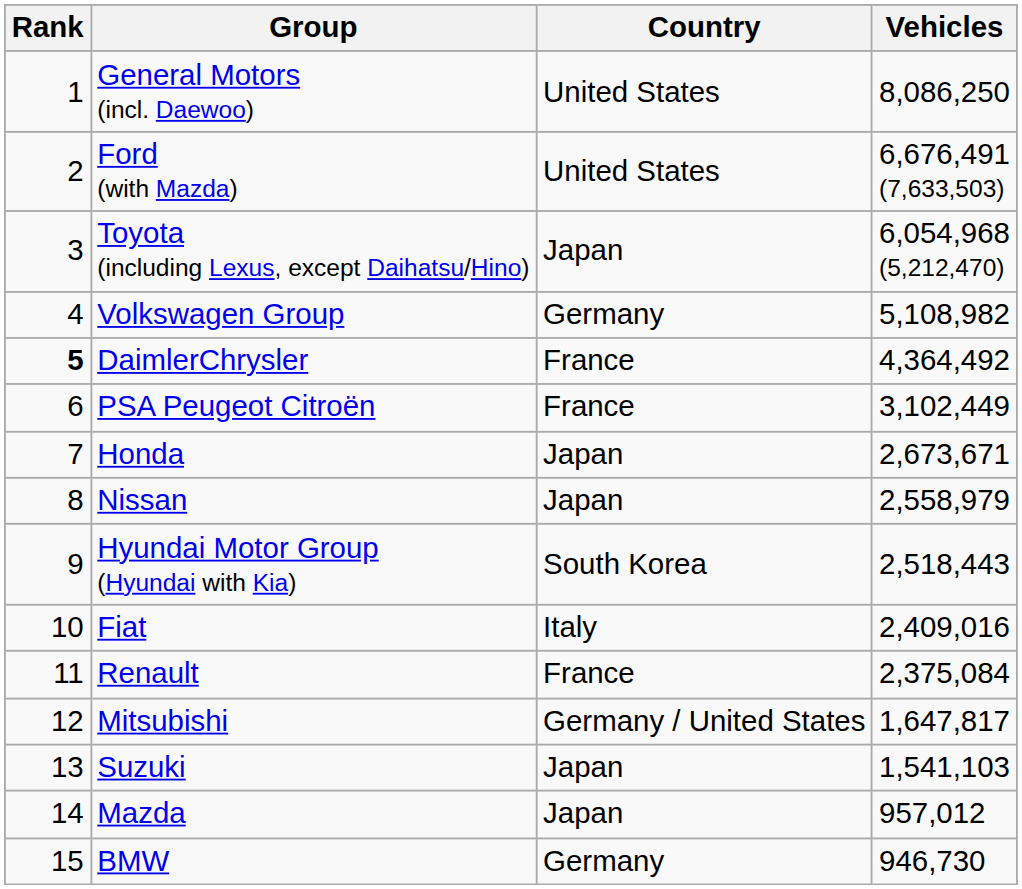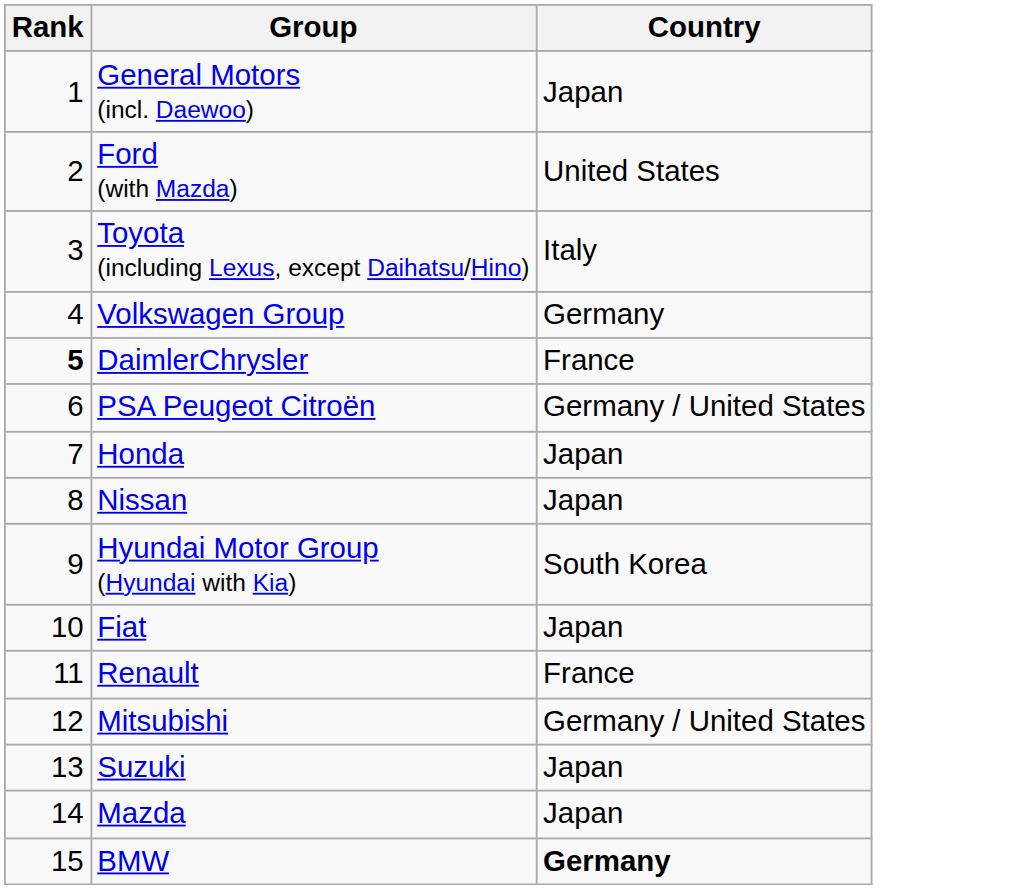- column: (944, 27)
(631, 91) United States -> (583, 91) Japan
(583, 250) Japan -> (570, 250) Italy
(589, 407) France -> (704, 407) Germany / United States
(570, 627) Italy -> (583, 627) Japan
(604, 860) normal -> (607, 860) bold
